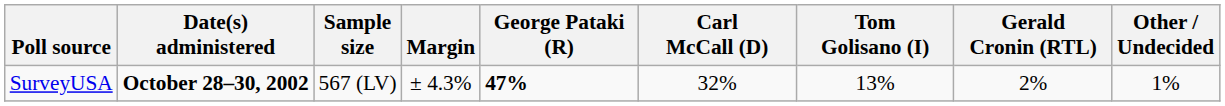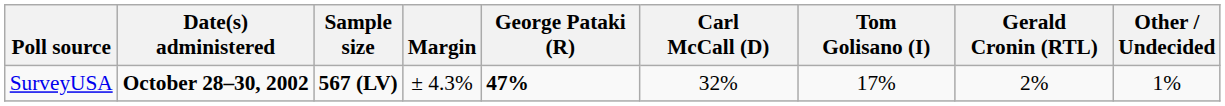(358, 82) normal -> (358, 82) bold
(875, 82) 13% -> (876, 82) 17%
